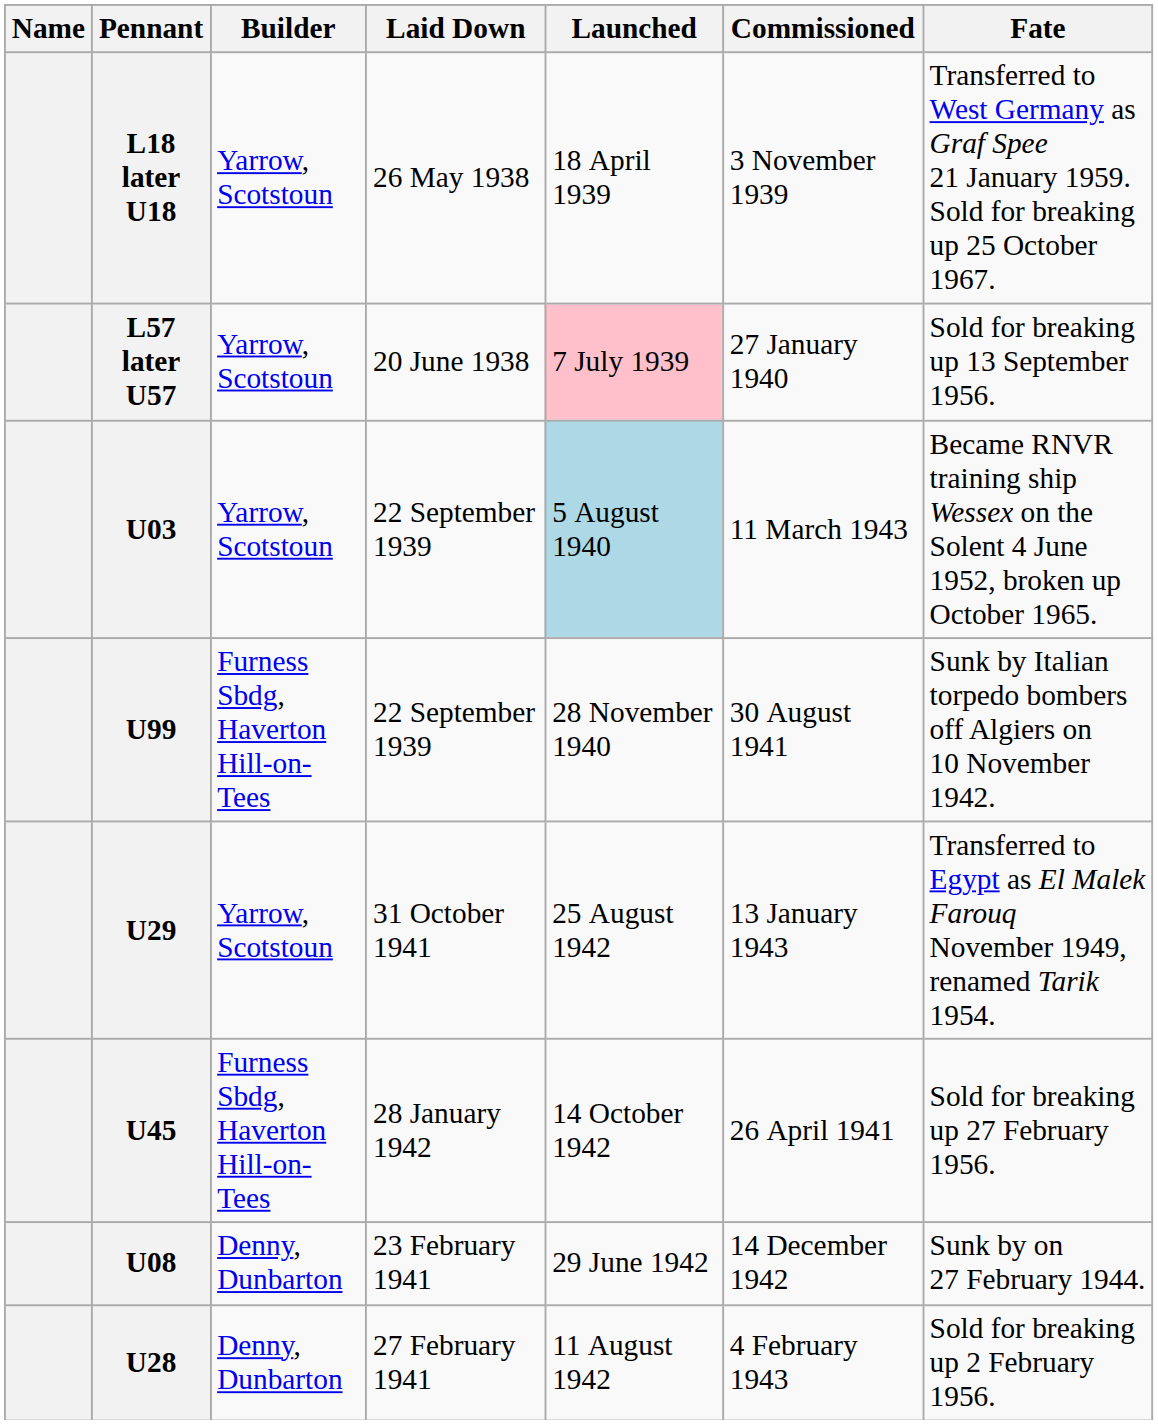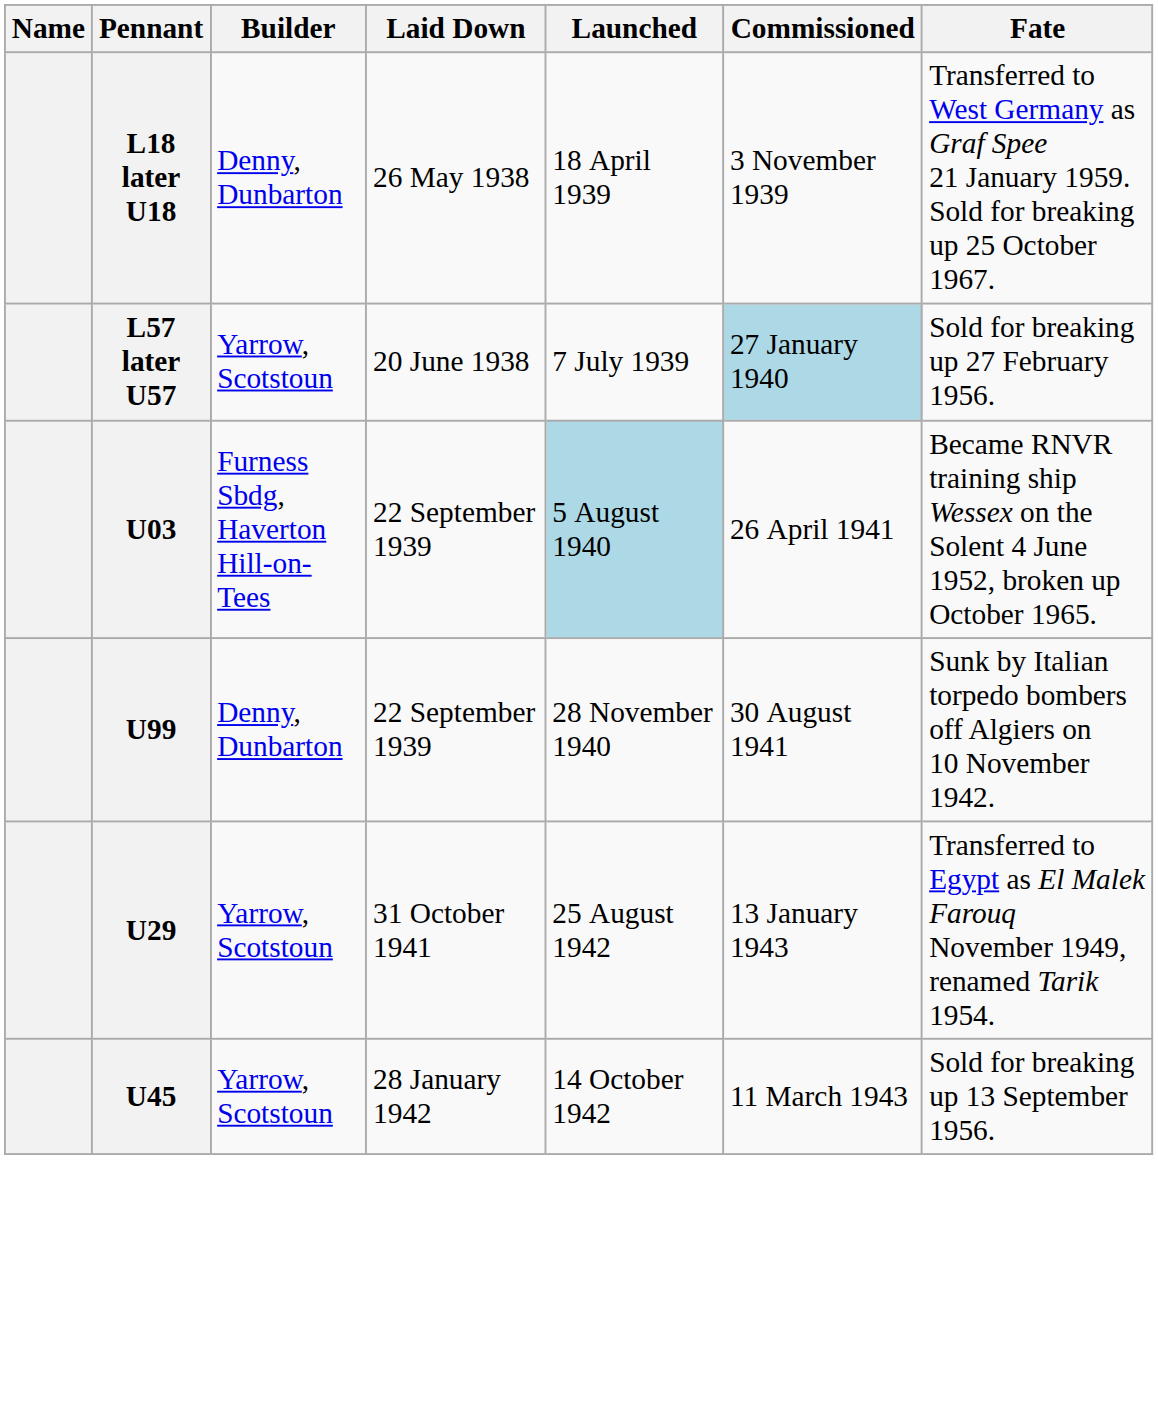(275, 177) Yarrow, Scotstoun -> (280, 177) Denny, Dunbarton
(621, 361) pink background -> (621, 361) no background
(794, 361) no background -> (794, 361) lightblue background
(1032, 361) Sold for breaking up 13 September 1956. -> (1032, 361) Sold for breaking up 27 February 1956.
(275, 527) Yarrow, Scotstoun -> (272, 527) Furness Sbdg, Haverton Hill-on-Tees
(819, 527) 11 March 1943 -> (812, 527) 26 April 1941
(272, 728) Furness Sbdg, Haverton Hill-on-Tees -> (280, 728) Denny, Dunbarton
(272, 1129) Furness Sbdg, Haverton Hill-on-Tees -> (275, 1095) Yarrow, Scotstoun
(812, 1129) 26 April 1941 -> (819, 1095) 11 March 1943
(1032, 1129) Sold for breaking up 27 February 1956. -> (1032, 1095) Sold for breaking up 13 September 1956.
- row: (151, 1262)
- row: (151, 1361)
